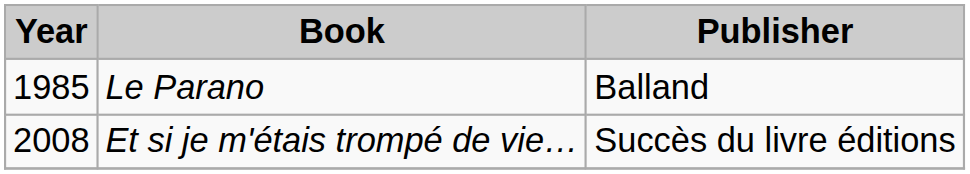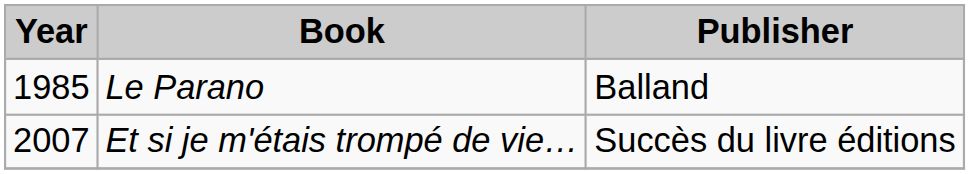(51, 140) 2008 -> (51, 140) 2007
